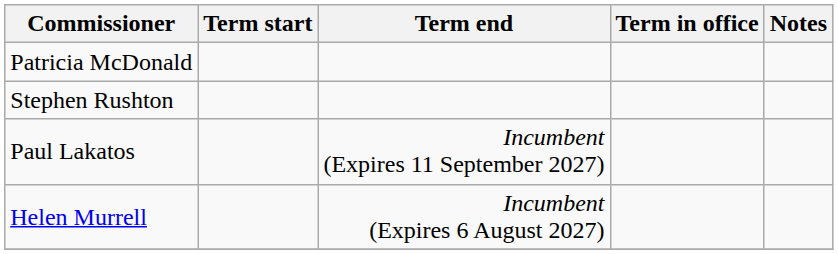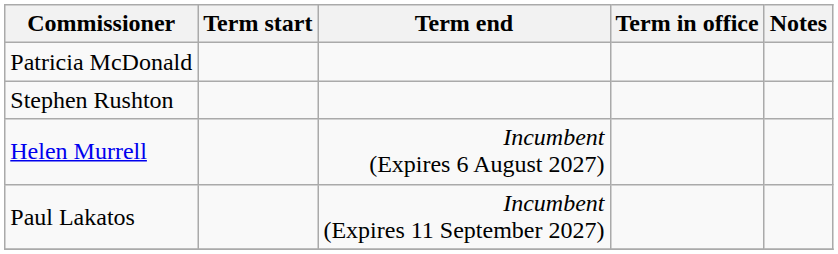rows swapped: (79, 216) <-> (73, 151)
